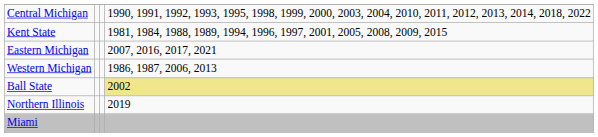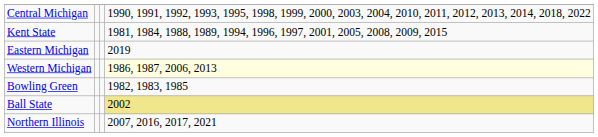(162, 50) 2007, 2016, 2017, 2021 -> (119, 50) 2019
(162, 68) no background -> (162, 68) lightyellow background
+ row: (42, 86)
(119, 104) 2019 -> (162, 123) 2007, 2016, 2017, 2021
- row: (22, 123)
